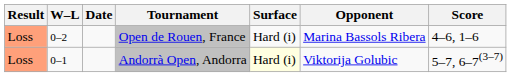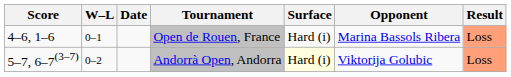columns swapped: (26, 15) <-> (467, 15)
(59, 37) 0–2 -> (93, 37) 0–1
(59, 60) 0–1 -> (93, 60) 0–2
